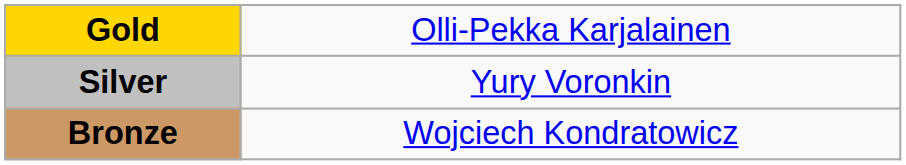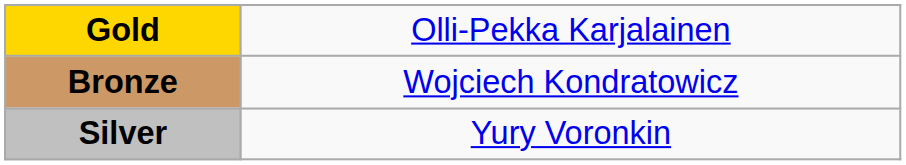rows swapped: (123, 81) <-> (123, 133)
